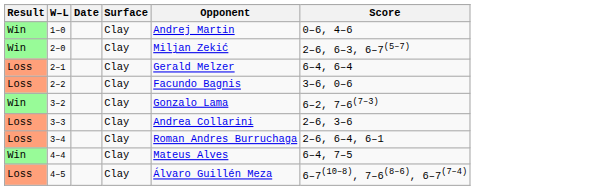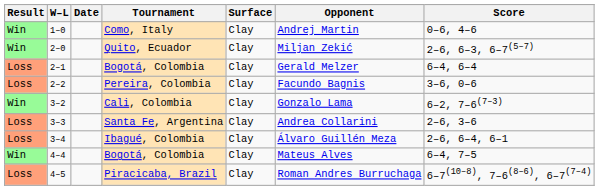+ column: (164, 13)
(225, 139) Roman Andres Burruchaga -> (337, 139) Álvaro Guillén Meza
(213, 174) Álvaro Guillén Meza -> (349, 174) Roman Andres Burruchaga
